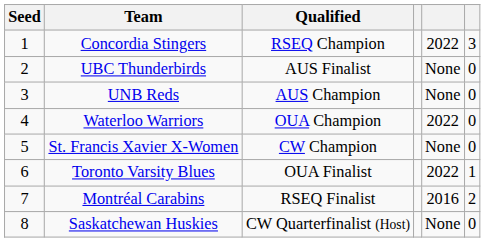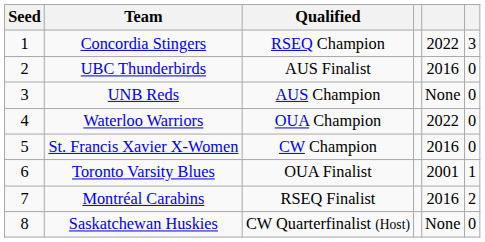(443, 69) None -> (443, 69) 2016
(443, 146) None -> (443, 146) 2016
(443, 172) 2022 -> (443, 172) 2001
